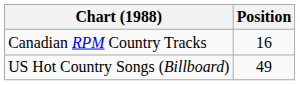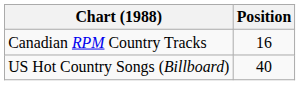(264, 67) 49 -> (264, 67) 40
